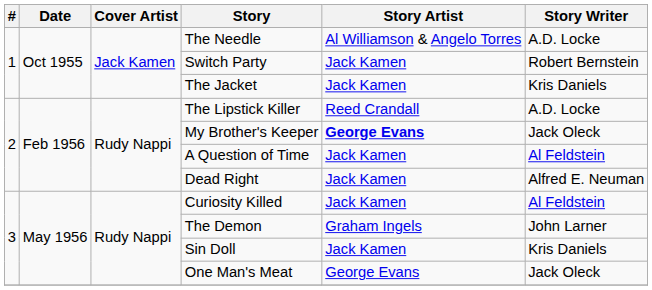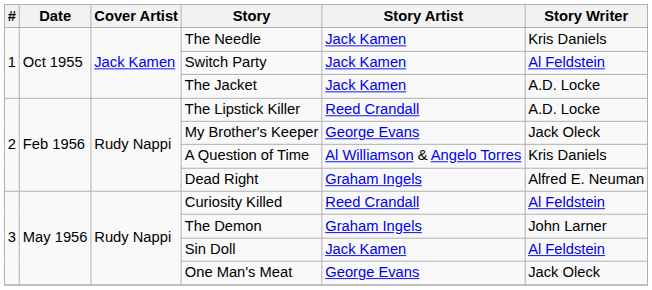(423, 39) Al Williamson & Angelo Torres -> (366, 39) Jack Kamen
(564, 39) A.D. Locke -> (567, 39) Kris Daniels
(583, 62) Robert Bernstein -> (567, 62) Al Feldstein
(567, 86) Kris Daniels -> (564, 86) A.D. Locke
(375, 132) bold -> (372, 132) normal
(366, 156) Jack Kamen -> (423, 156) Al Williamson & Angelo Torres
(567, 156) Al Feldstein -> (567, 156) Kris Daniels
(366, 179) Jack Kamen -> (374, 179) Graham Ingels
(366, 202) Jack Kamen -> (372, 202) Reed Crandall
(567, 249) Kris Daniels -> (567, 249) Al Feldstein
